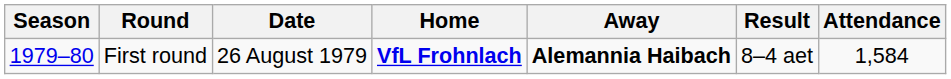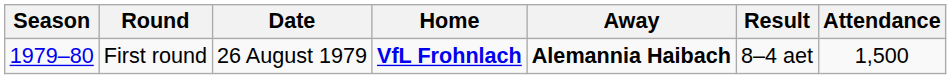(882, 55) 1,584 -> (882, 55) 1,500
